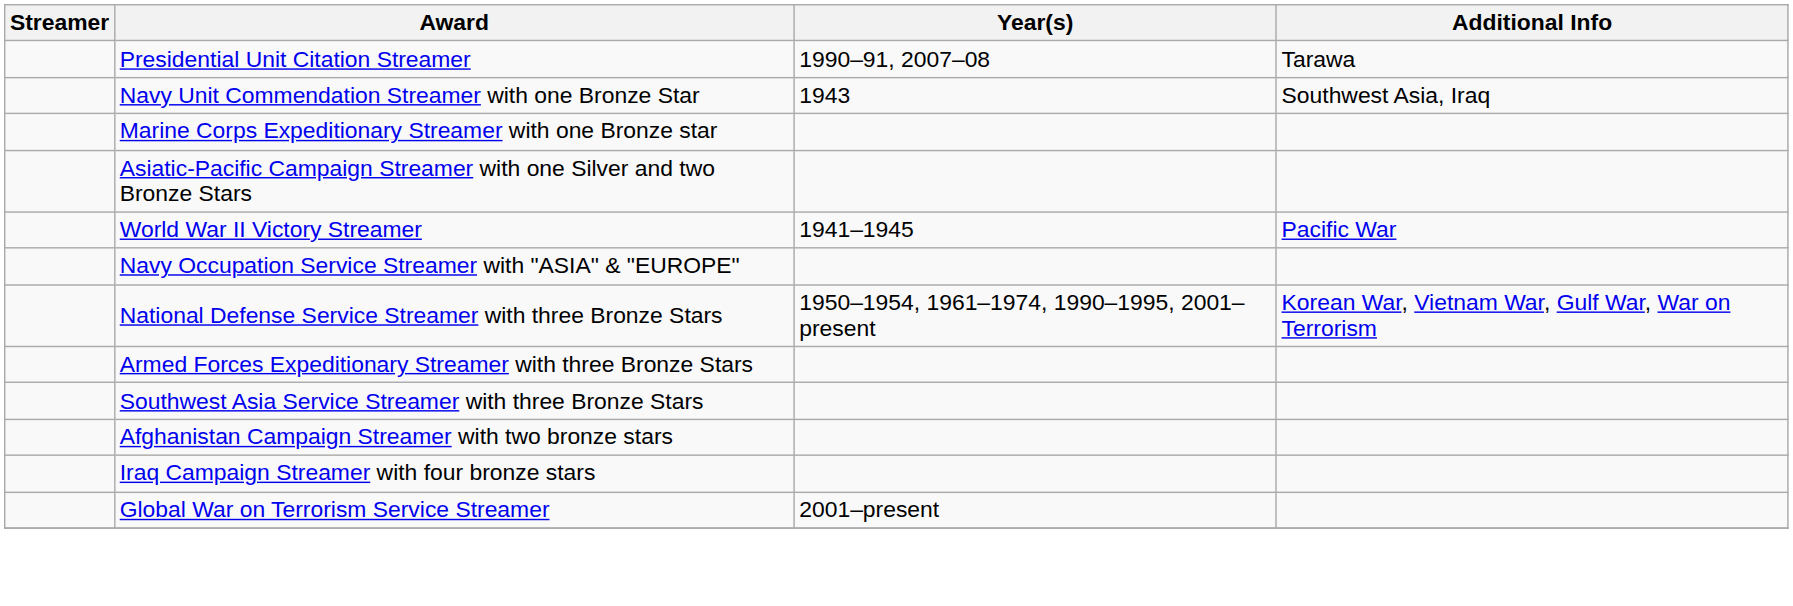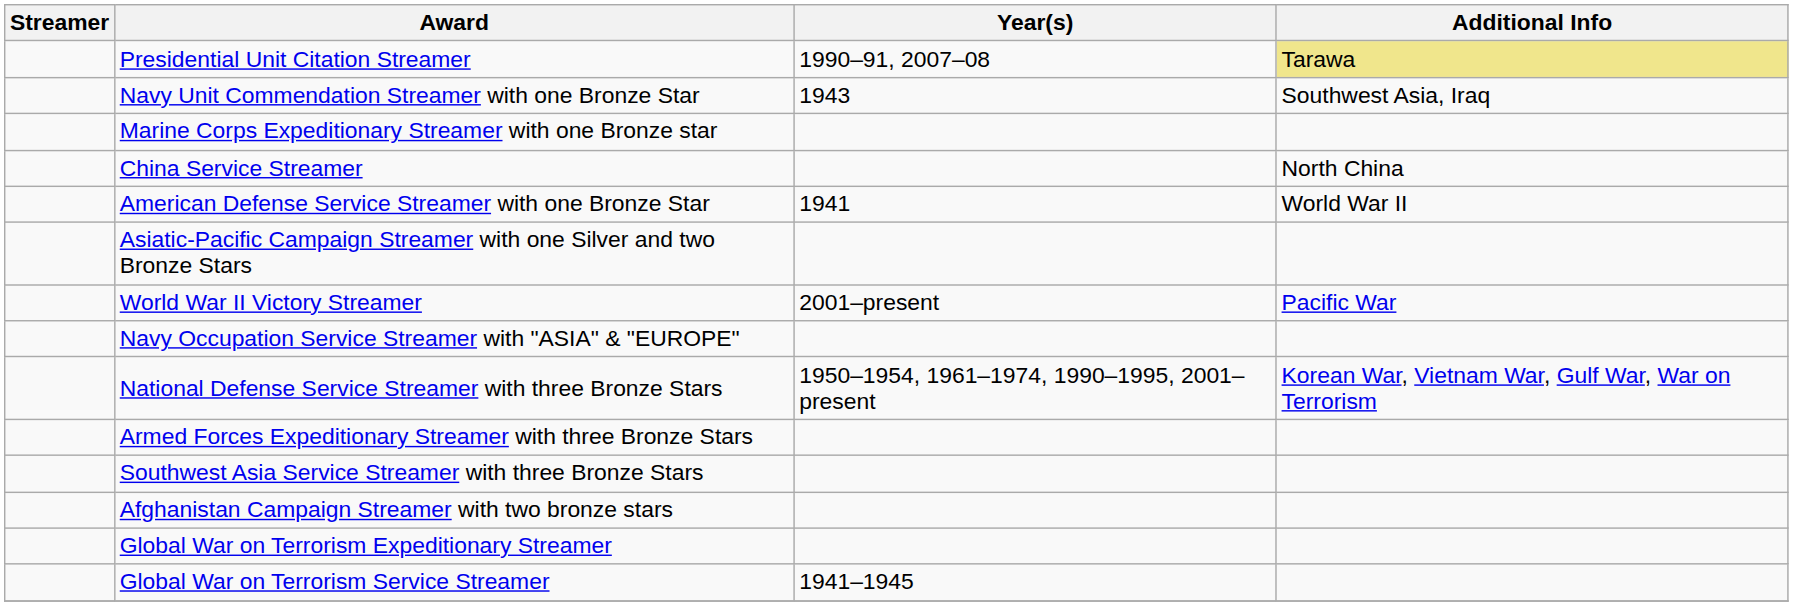(1318, 58) no background -> (1318, 58) khaki background
+ row: (241, 167)
+ row: (415, 204)
(857, 229) 1941–1945 -> (869, 302) 2001–present
- row: (358, 473)
+ row: (366, 545)
(869, 509) 2001–present -> (857, 582) 1941–1945
